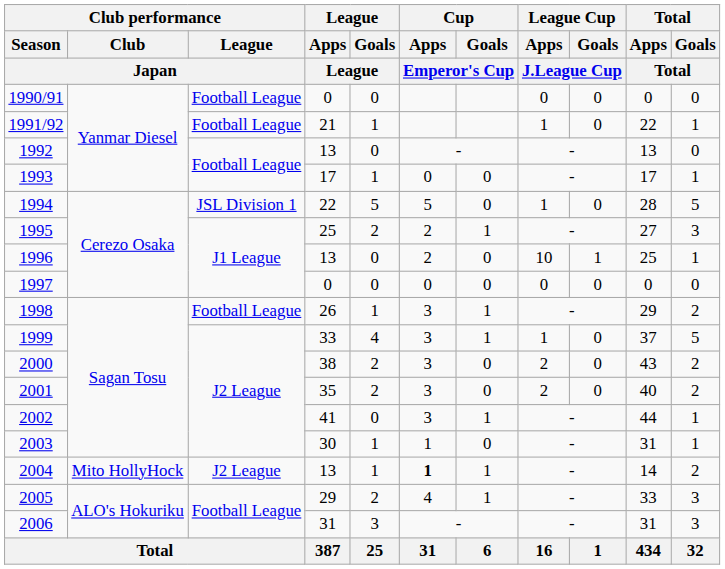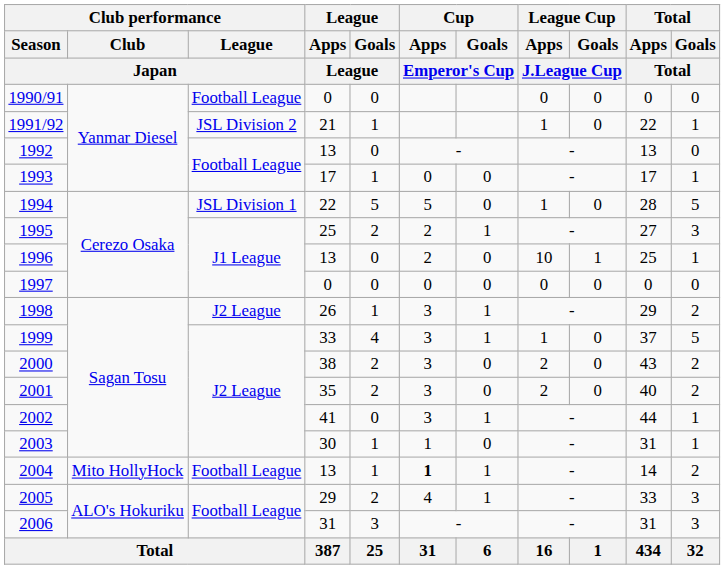(246, 124) Football League -> (246, 124) JSL Division 2
(246, 310) Football League -> (246, 310) J2 League
(246, 470) J2 League -> (246, 470) Football League
